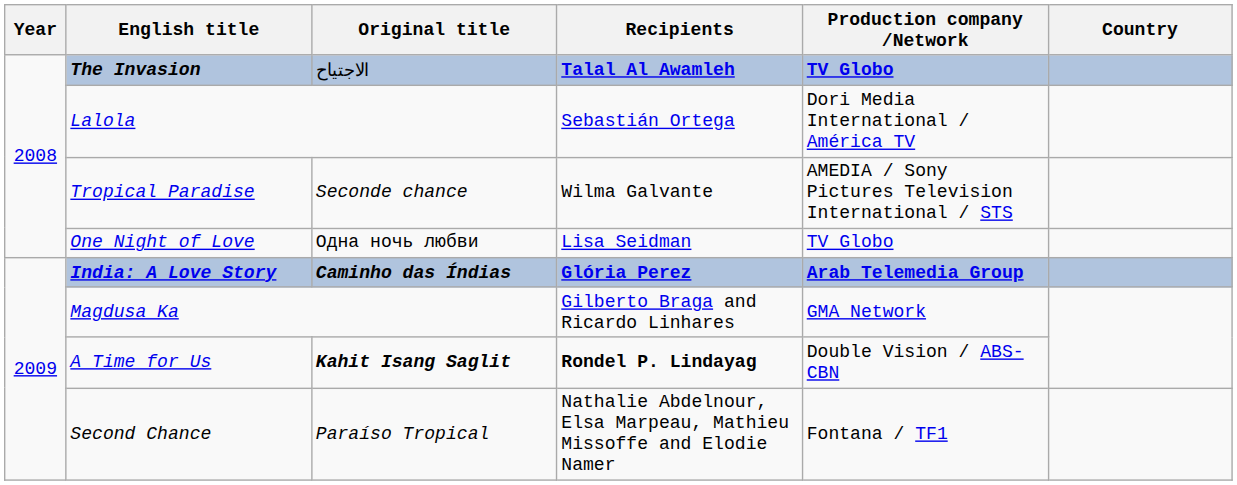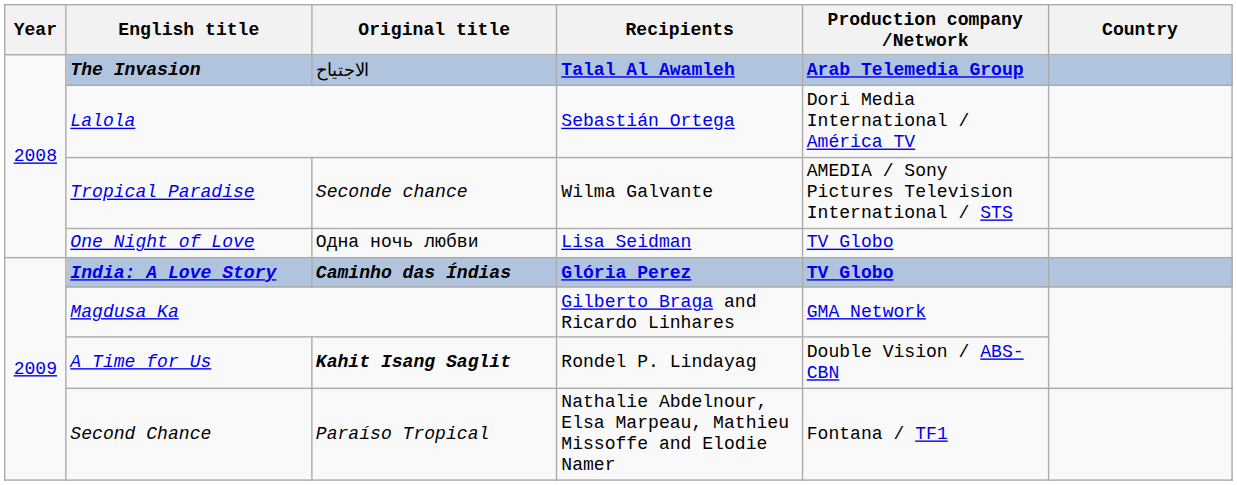(850, 70) TV Globo -> (915, 70) Arab Telemedia Group
(915, 272) Arab Telemedia Group -> (850, 272) TV Globo
(659, 362) bold -> (659, 362) normal
